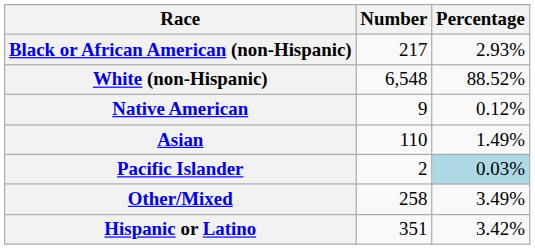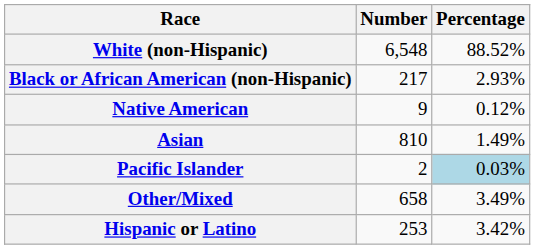rows swapped: (180, 79) <-> (180, 49)
(414, 139) 110 -> (413, 139) 810
(413, 199) 258 -> (413, 199) 658
(413, 229) 351 -> (413, 229) 253
